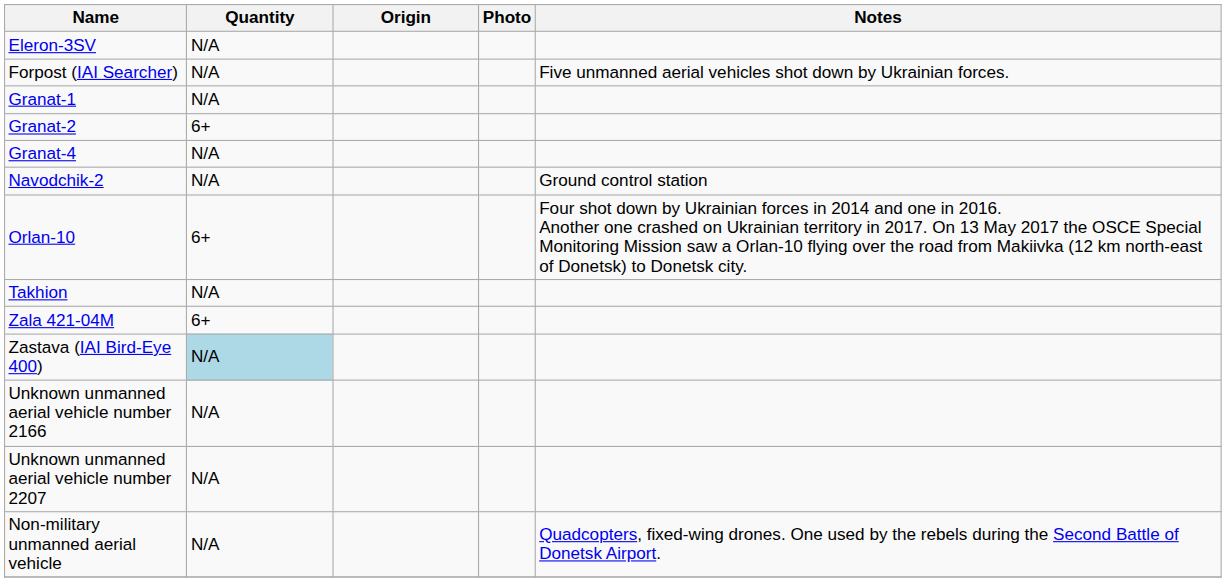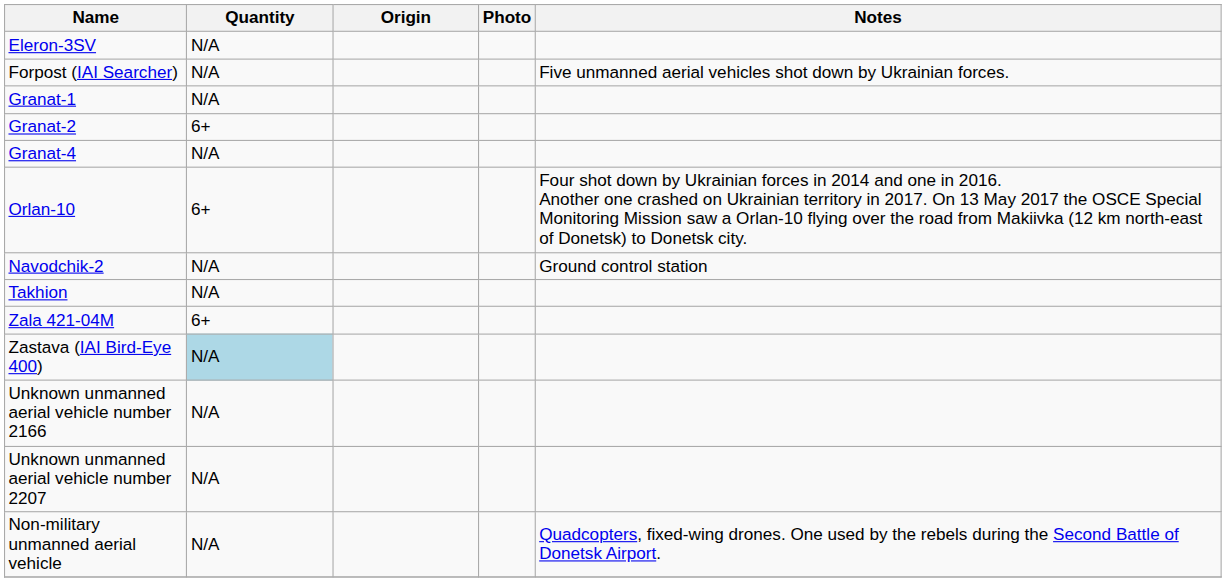rows swapped: (56, 180) <-> (42, 237)
